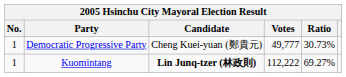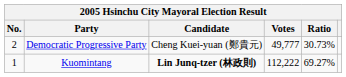(14, 45) 1 -> (14, 45) 2
